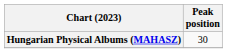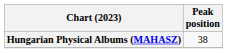(203, 39) 30 -> (203, 39) 38
